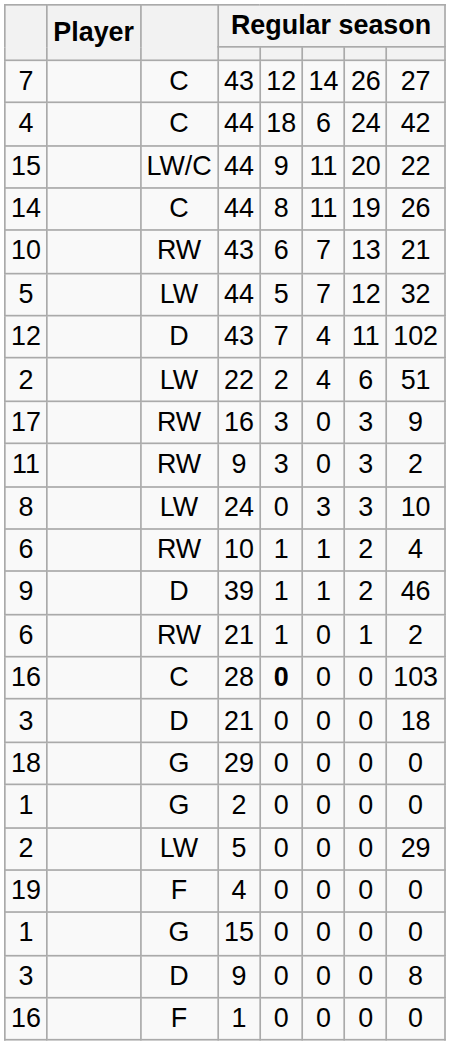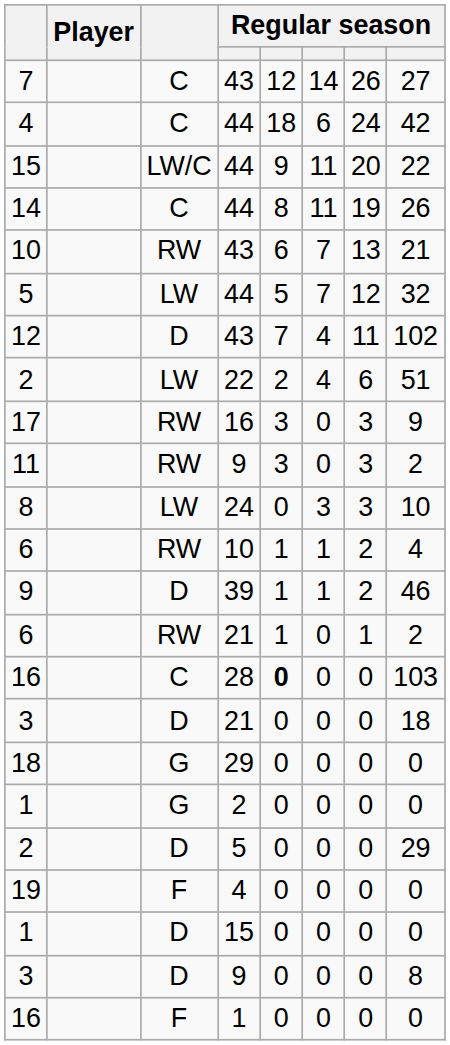(179, 848) LW -> (179, 848) D
(179, 933) G -> (179, 933) D
